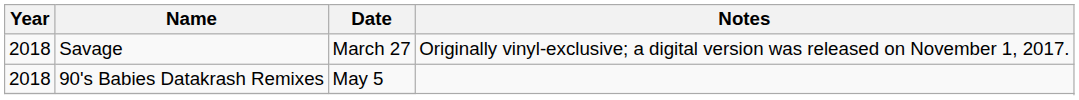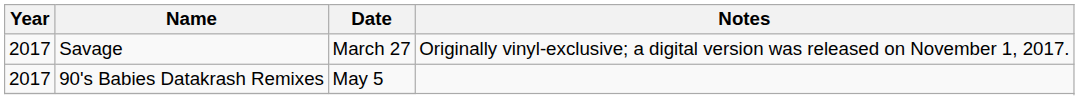(30, 49) 2018 -> (30, 49) 2017
(30, 78) 2018 -> (30, 78) 2017
